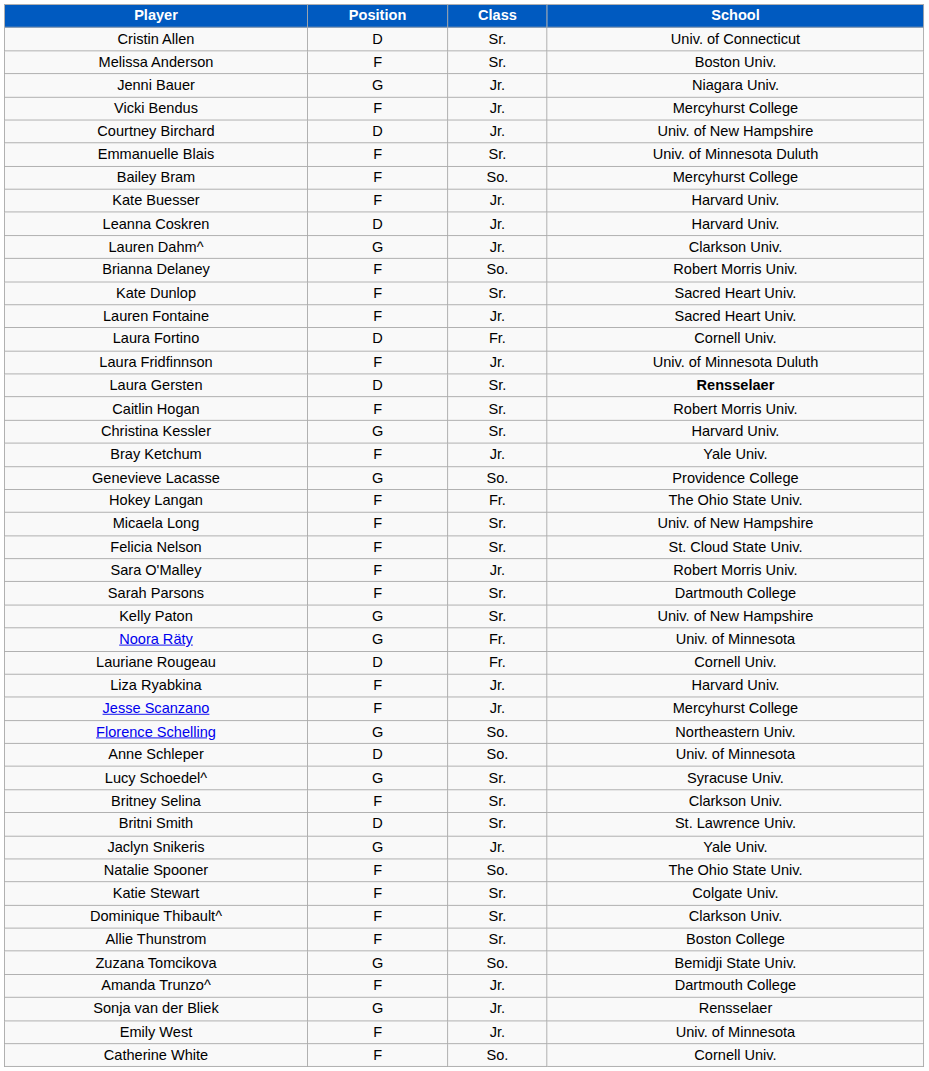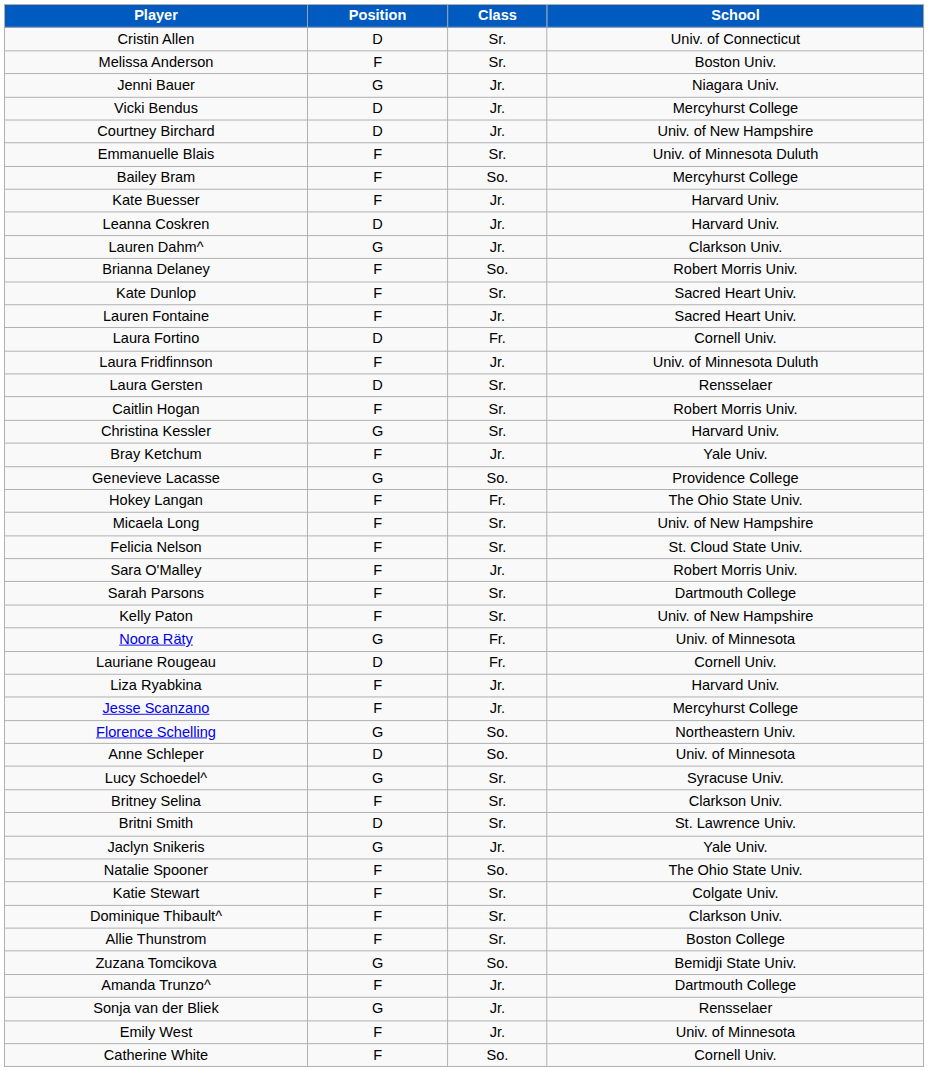(378, 108) F -> (378, 108) D
(735, 385) bold -> (735, 385) normal
(378, 616) G -> (378, 616) F
